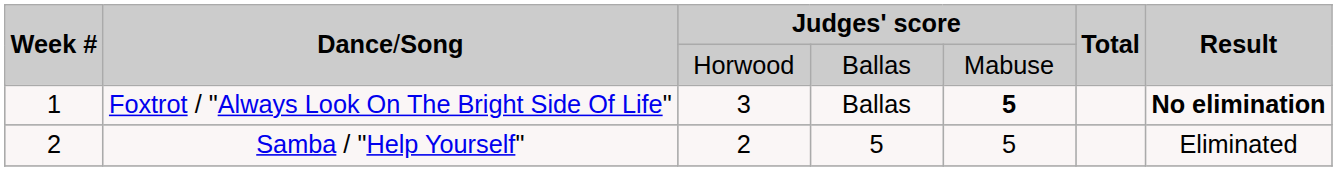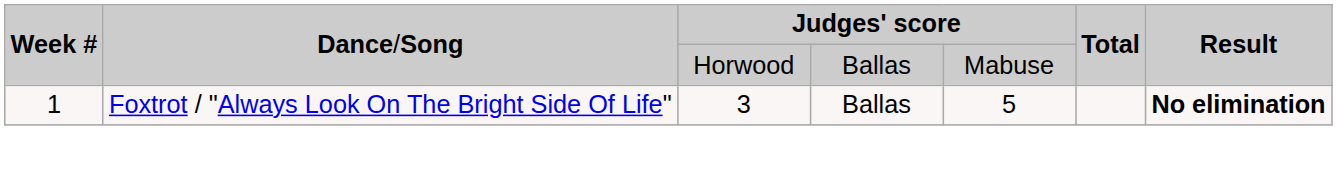(1009, 104) bold -> (1009, 104) normal
- row: (54, 144)
